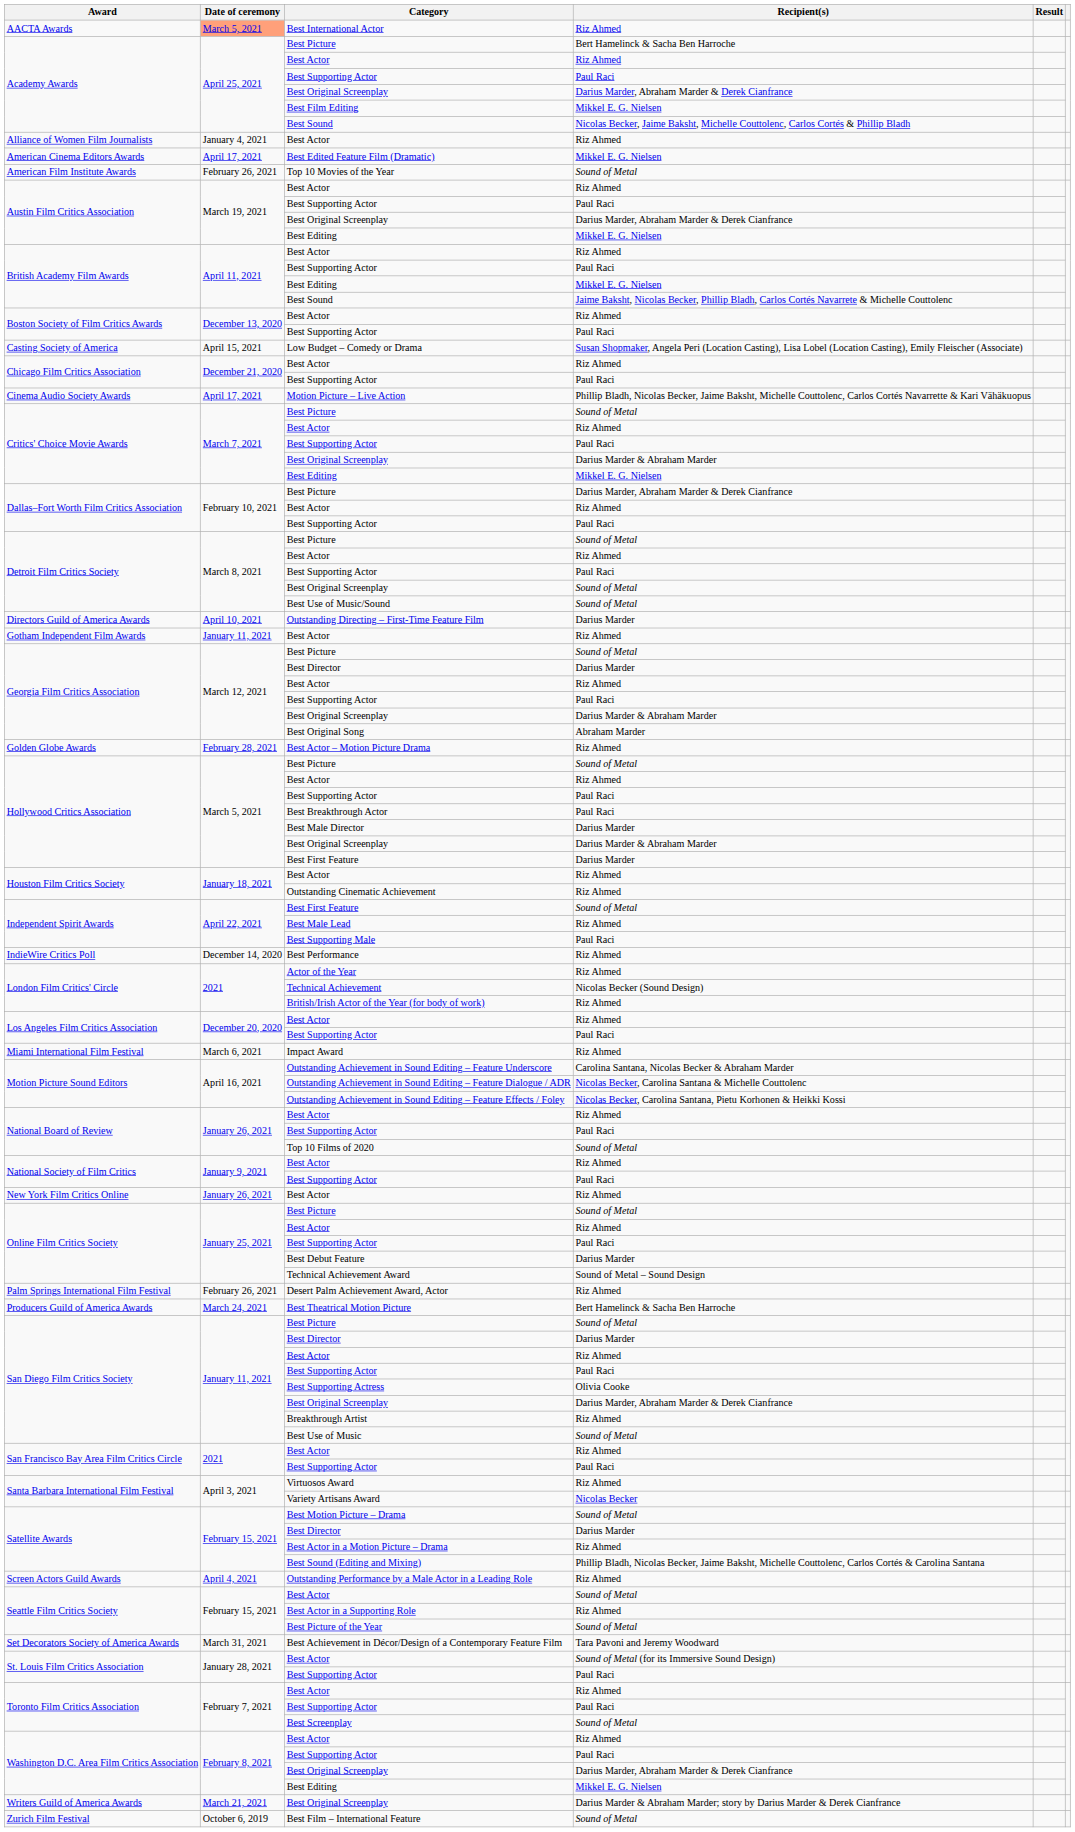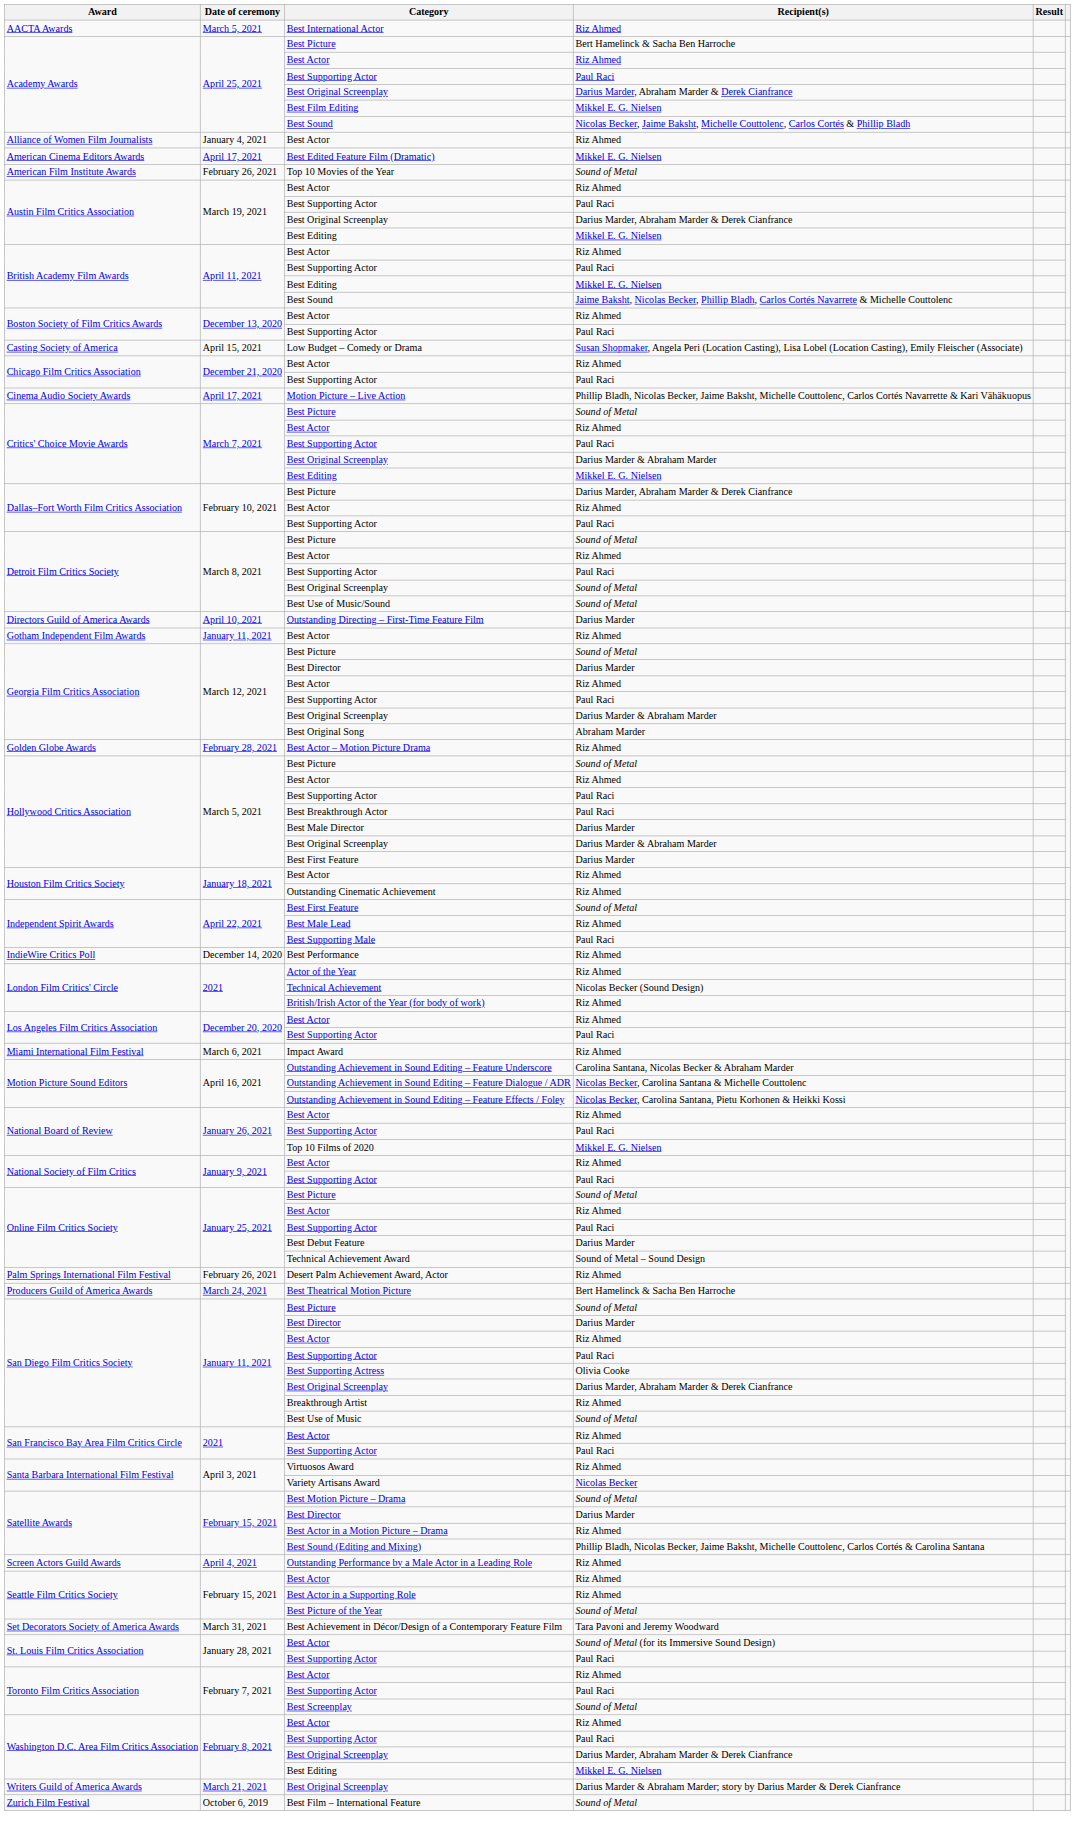(232, 28) lightsalmon background -> (232, 28) no background
(606, 1147) Sound of Metal -> (618, 1147) Mikkel E. G. Nielsen
- row: (68, 1195)
(606, 1595) Sound of Metal -> (598, 1579) Riz Ahmed
